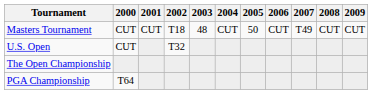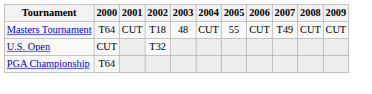(126, 30) CUT -> (107, 30) T64
(253, 30) 50 -> (234, 30) 55
- row: (59, 64)
